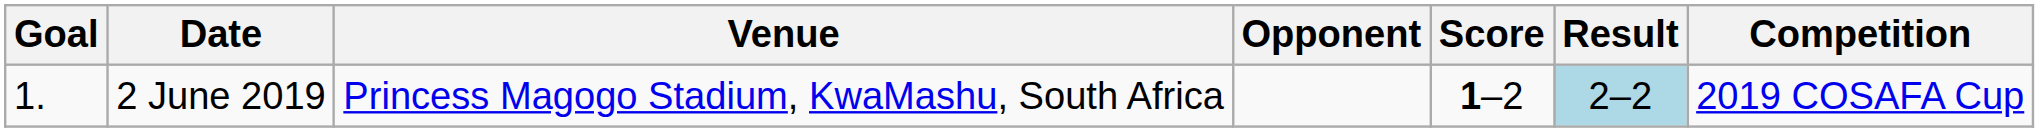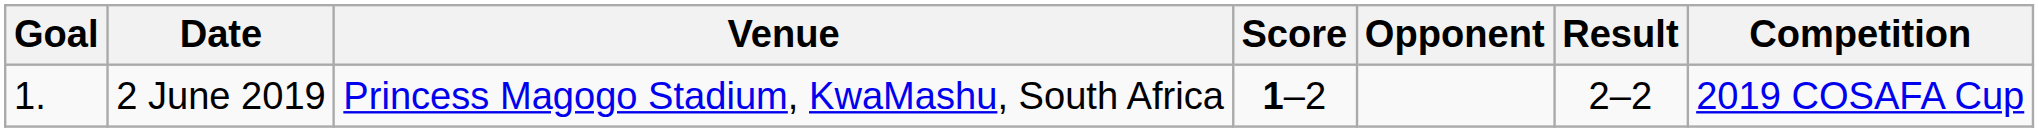columns swapped: (1331, 34) <-> (1492, 34)
(1620, 95) lightblue background -> (1620, 95) no background
